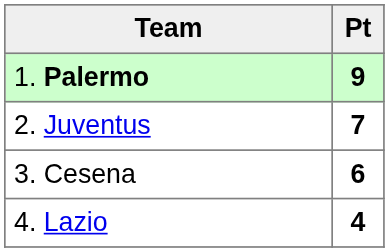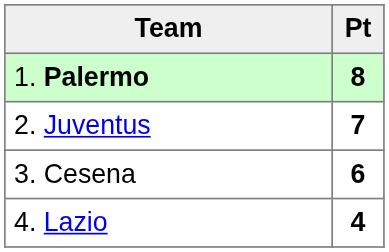(358, 77) 9 -> (358, 77) 8
